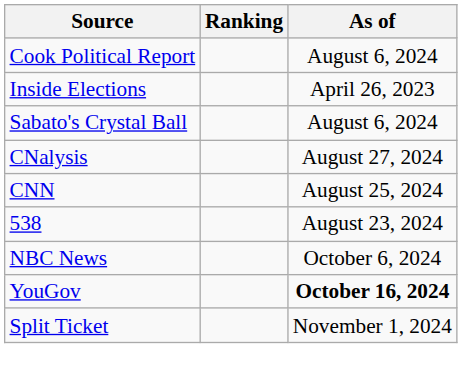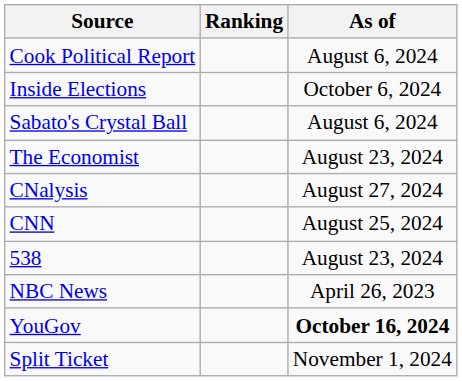(372, 88) April 26, 2023 -> (372, 88) October 6, 2024
+ row: (74, 156)
(372, 257) October 6, 2024 -> (372, 291) April 26, 2023
